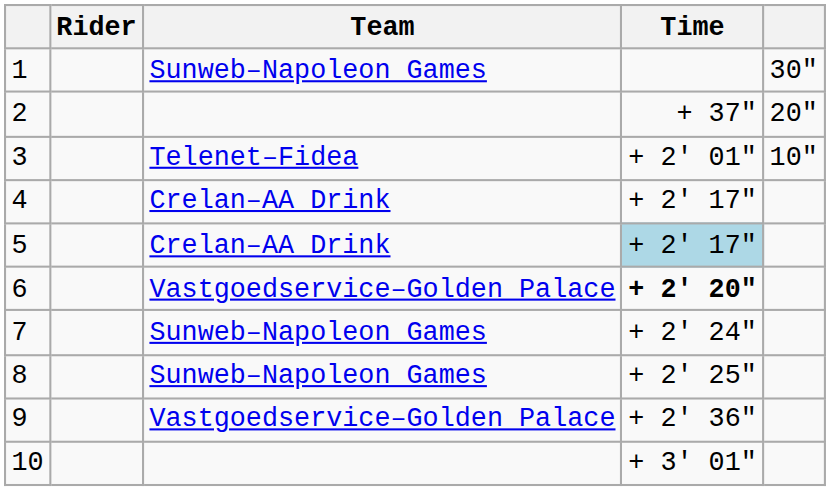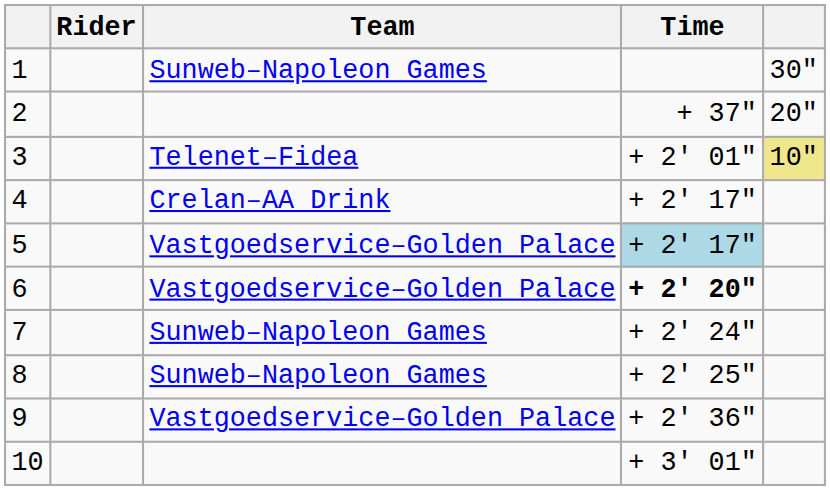(794, 158) no background -> (794, 158) khaki background
(270, 245) Crelan–AA Drink -> (382, 245) Vastgoedservice–Golden Palace
